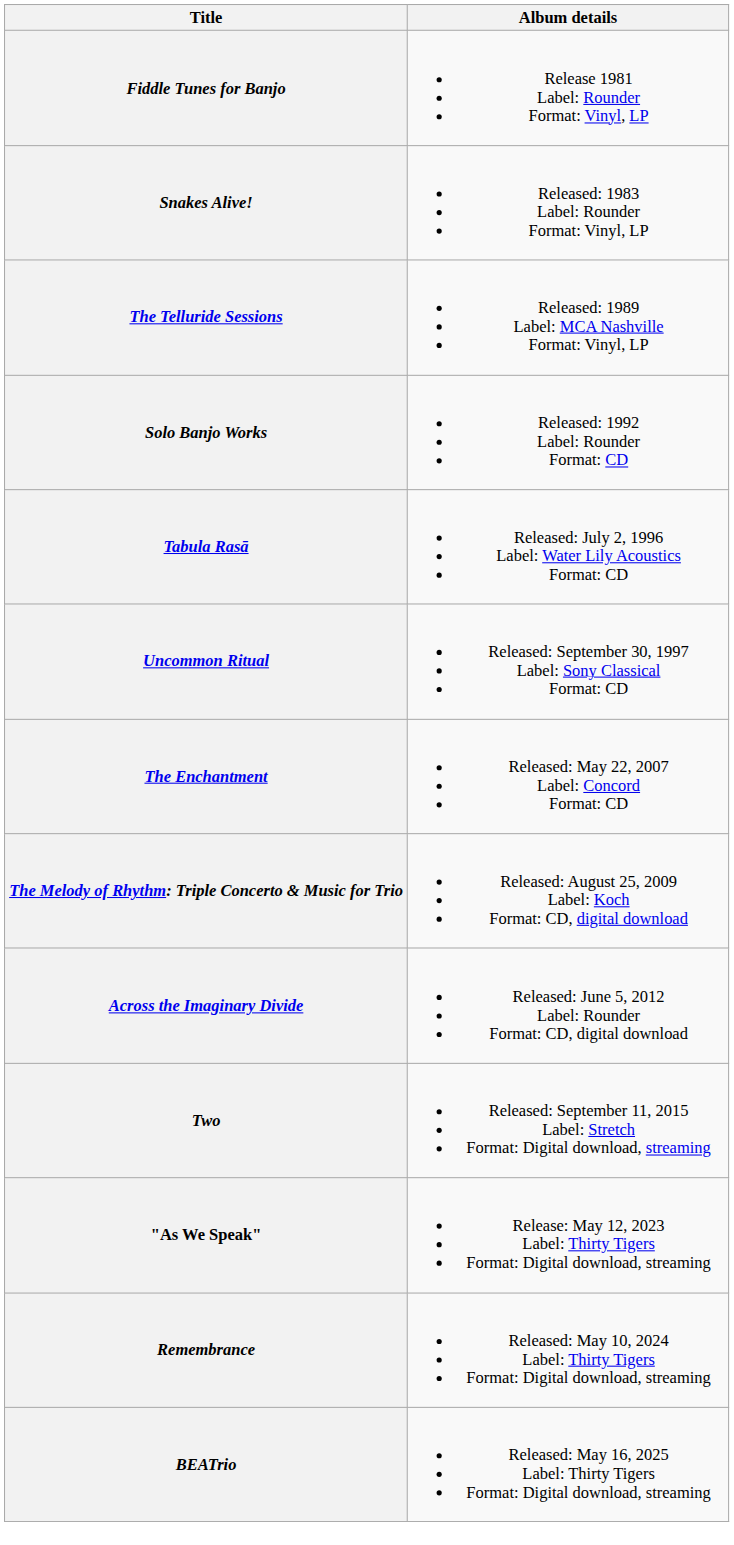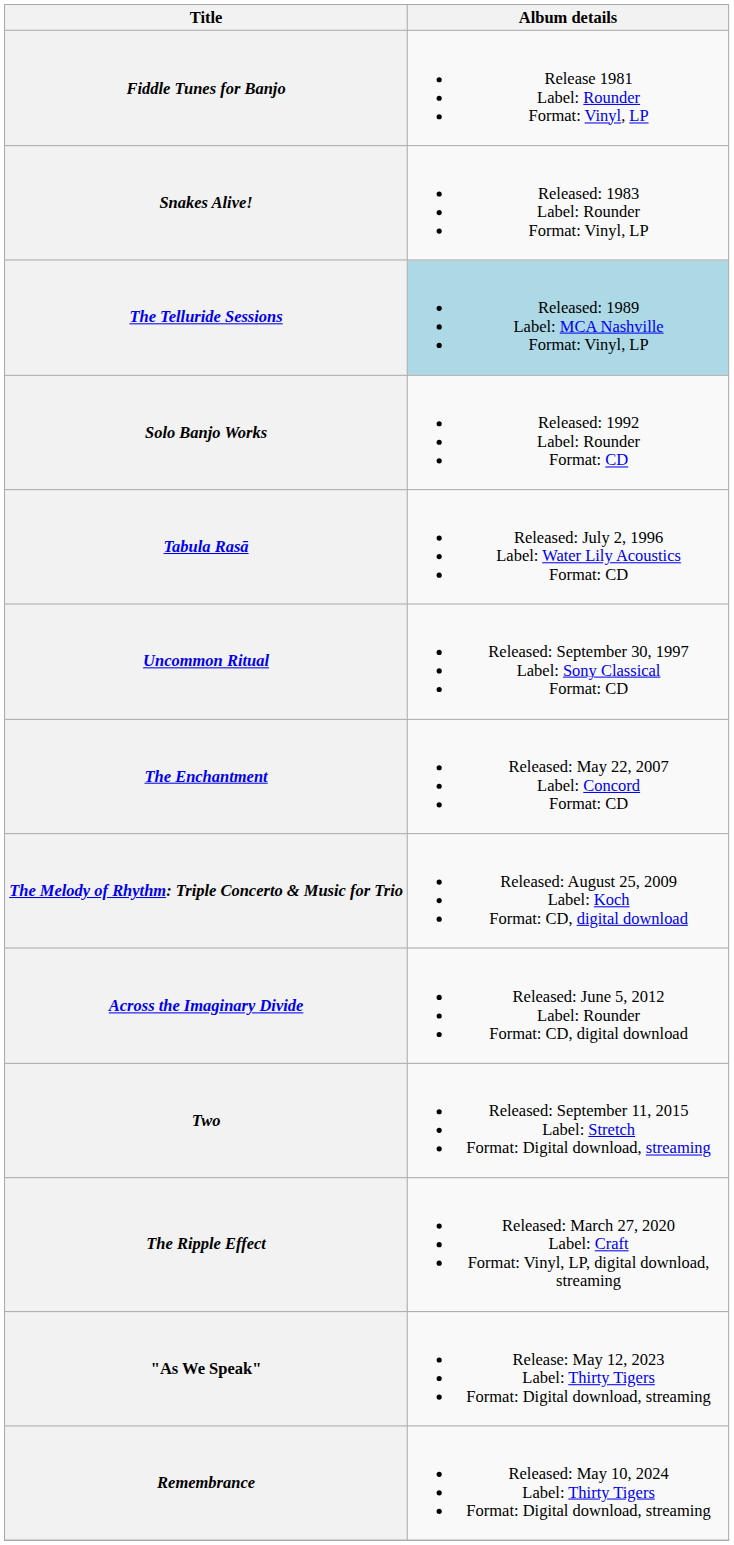(568, 327) no background -> (568, 327) lightblue background
+ row: (206, 1244)
- row: (206, 1464)
